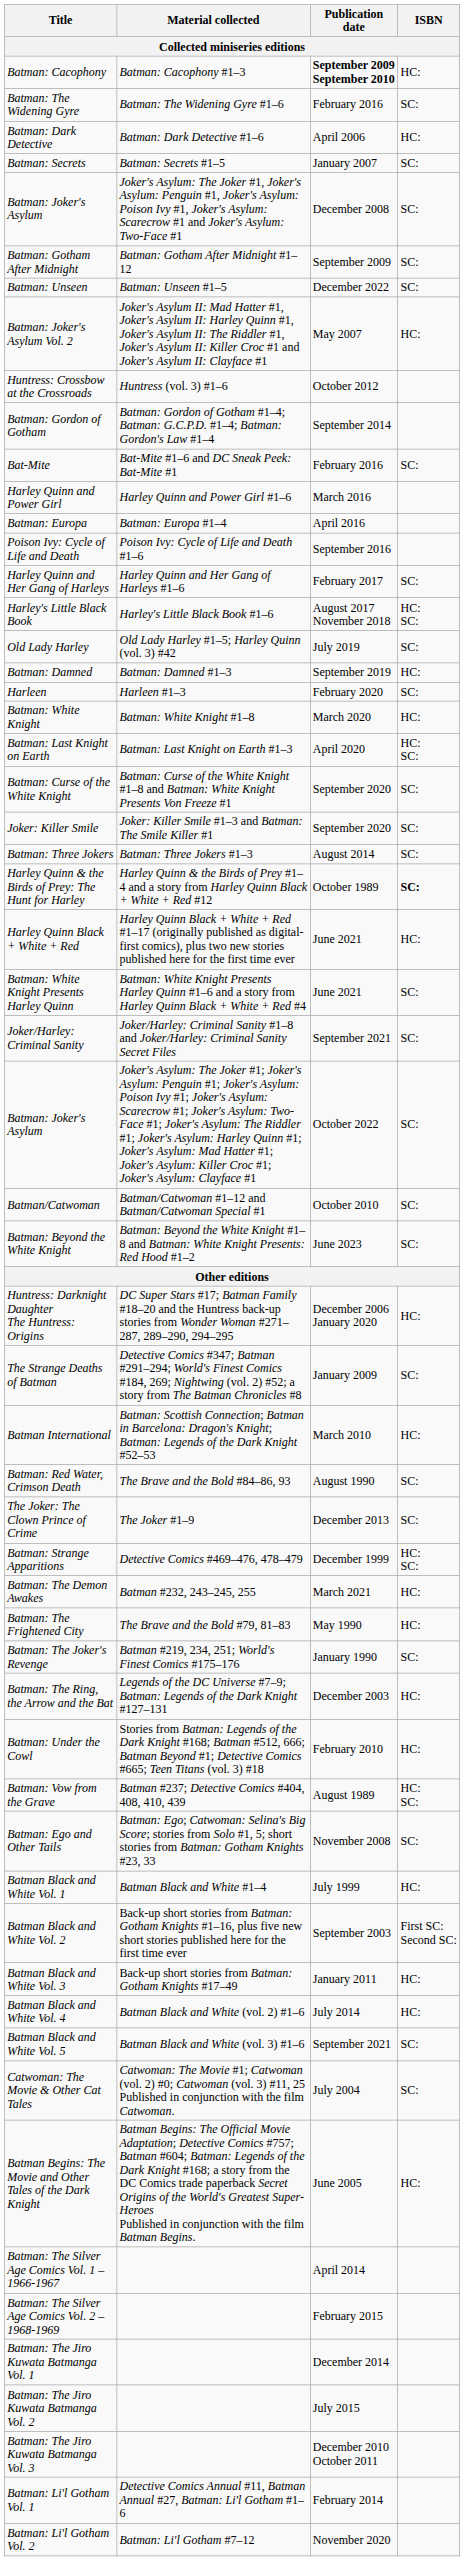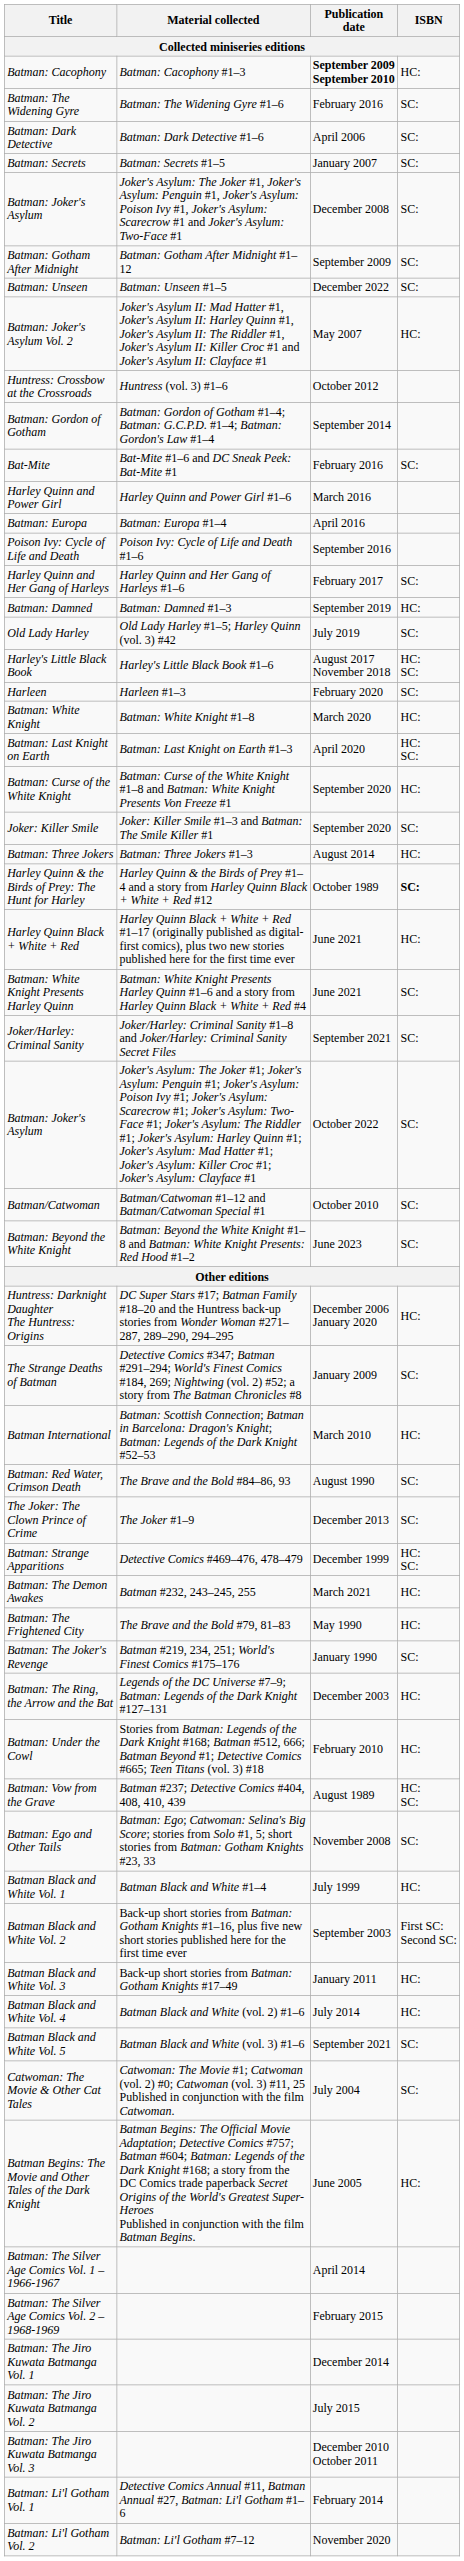(410, 137) HC: -> (409, 137) SC:
rows swapped: (57, 614) <-> (50, 672)
(409, 789) SC: -> (410, 789) HC:
(409, 854) SC: -> (410, 854) HC:
